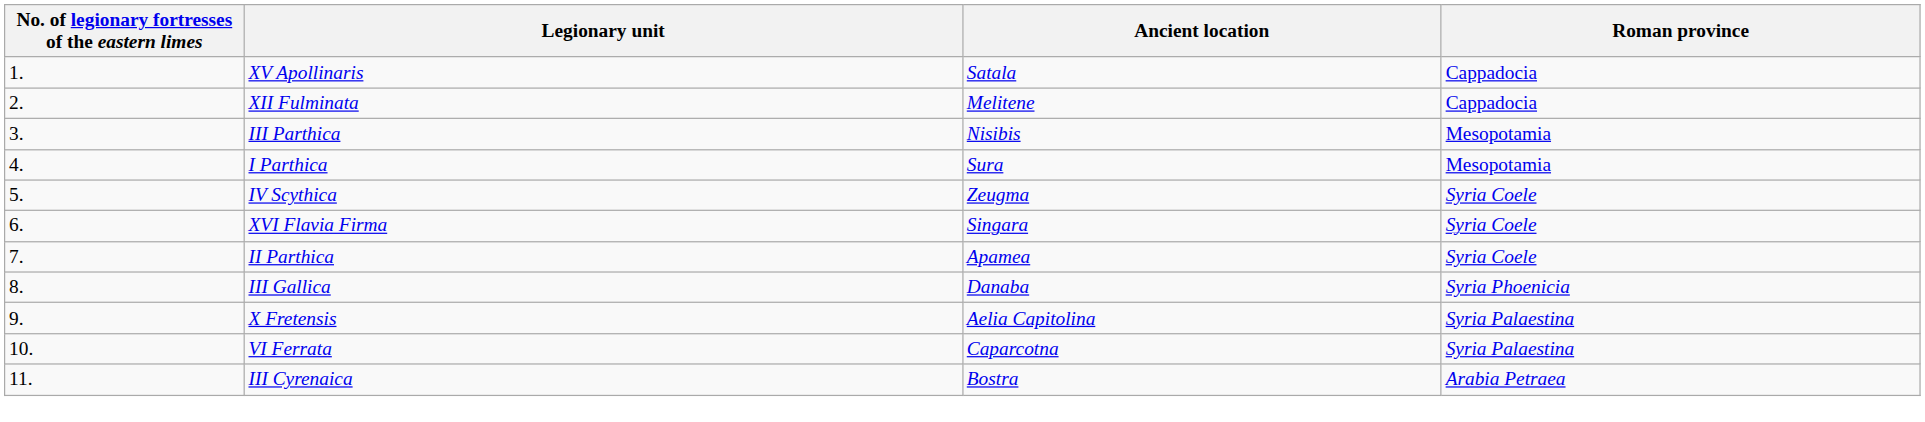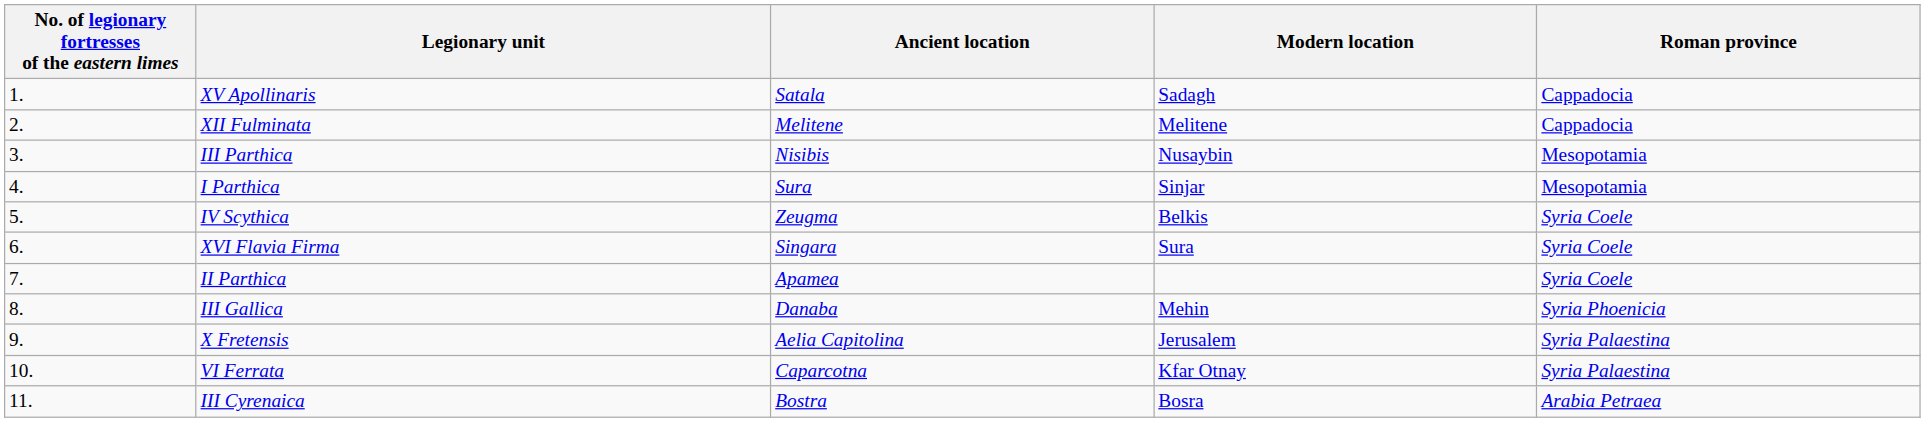+ column: (1345, 41)
